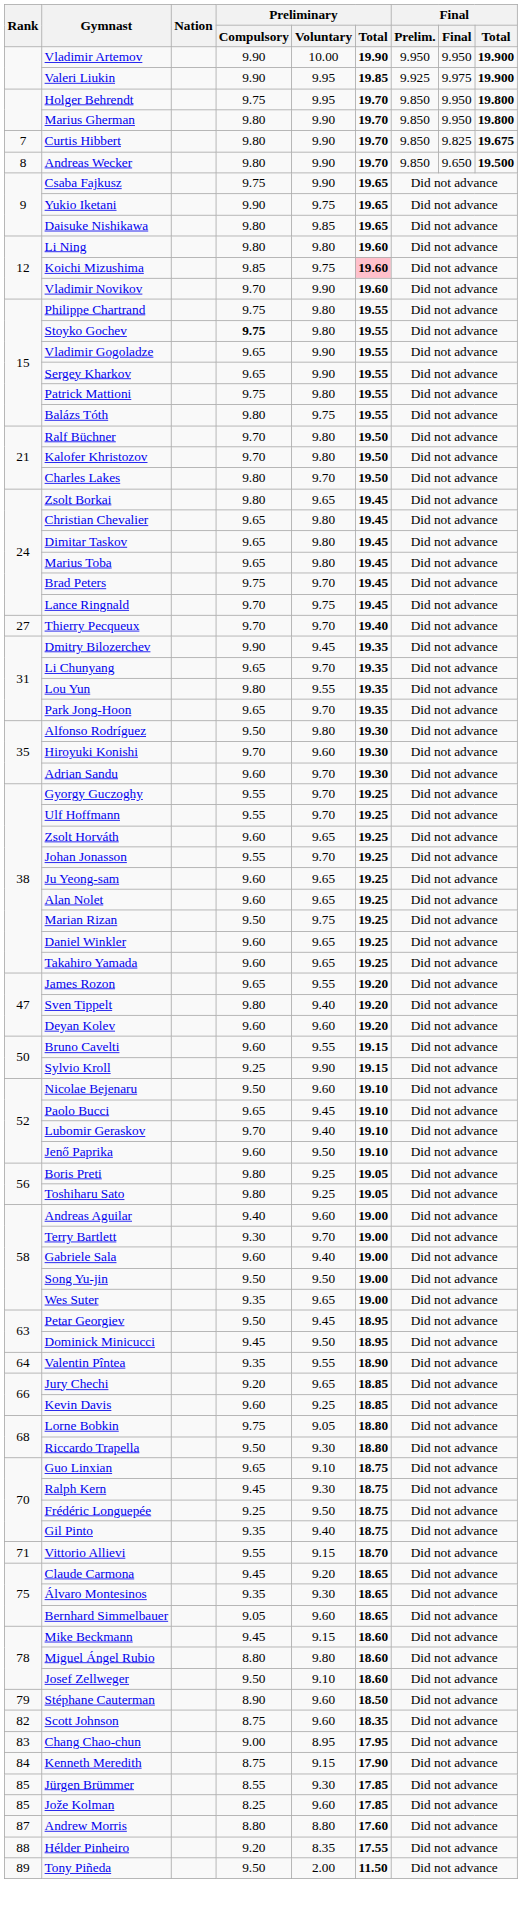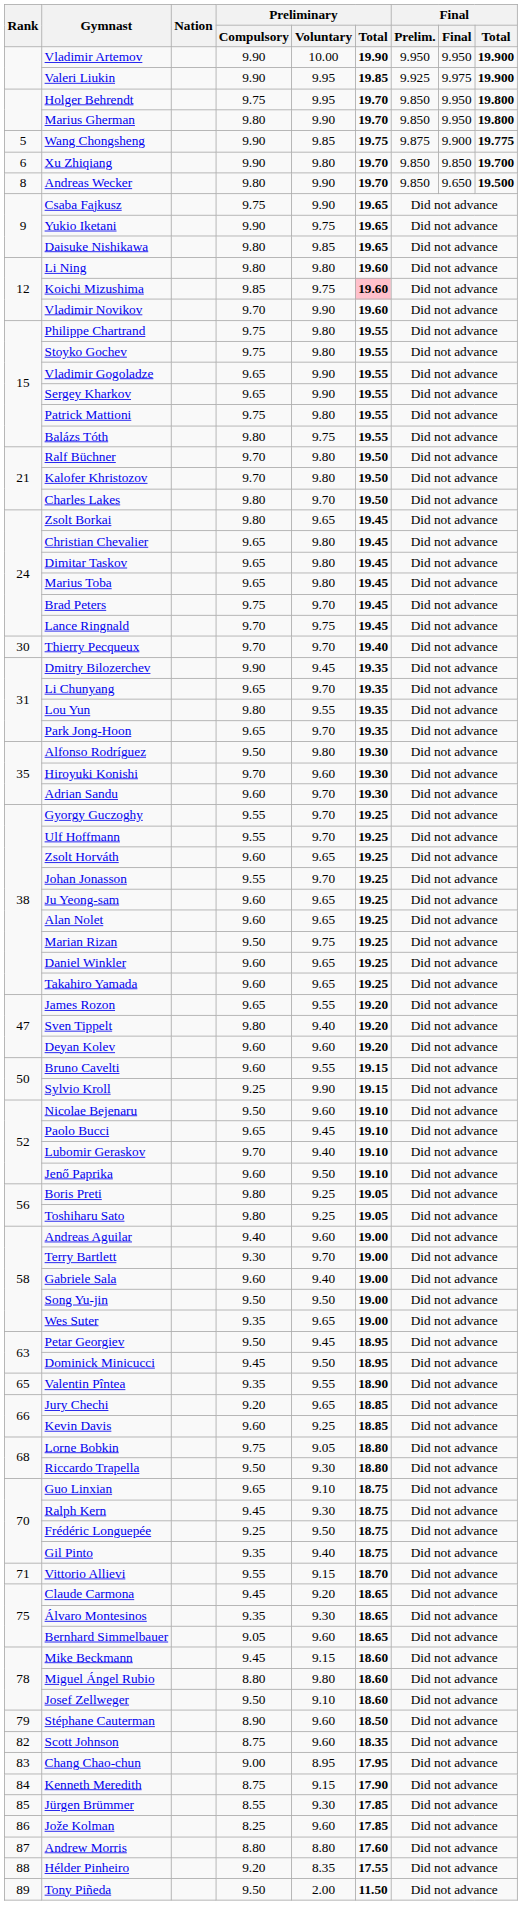+ row: (95, 141)
+ row: (78, 162)
- row: (83, 141)
(254, 330) bold -> (254, 352) normal
(23, 625) 27 -> (23, 646) 30
(23, 1362) 64 -> (23, 1384) 65
(23, 1805) 85 -> (23, 1826) 86
